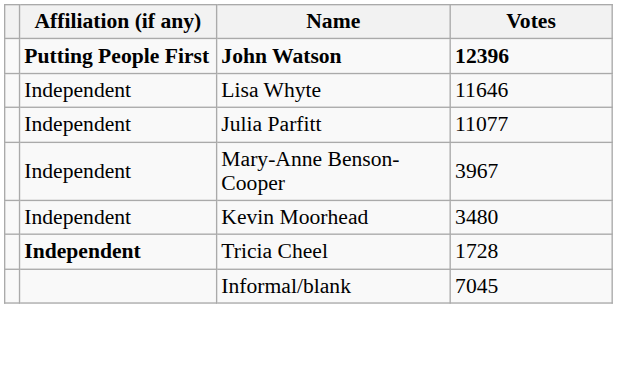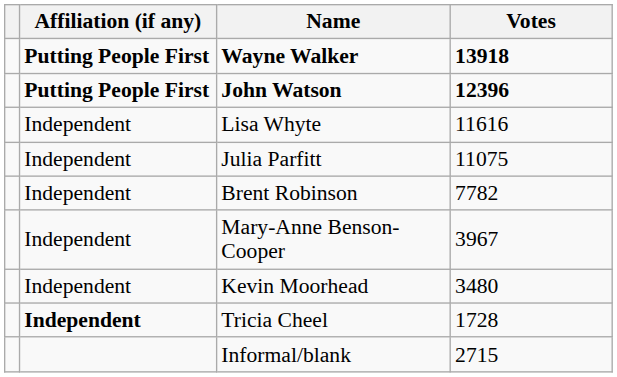+ row: (290, 55)
(482, 90) 11646 -> (482, 124) 11616
(482, 124) 11077 -> (482, 158) 11075
+ row: (289, 192)
(477, 285) 7045 -> (477, 354) 2715
